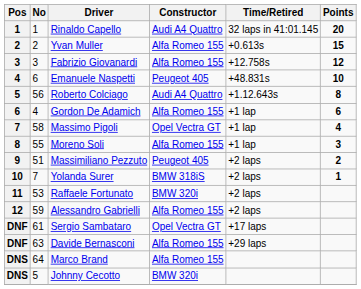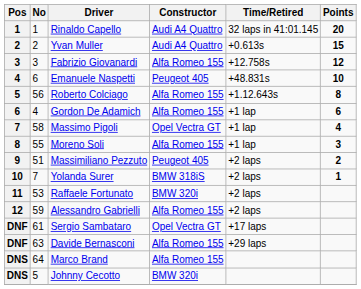(188, 45) Alfa Romeo 155 -> (187, 45) Audi A4 Quattro
(187, 95) Audi A4 Quattro -> (188, 95) Alfa Romeo 155
